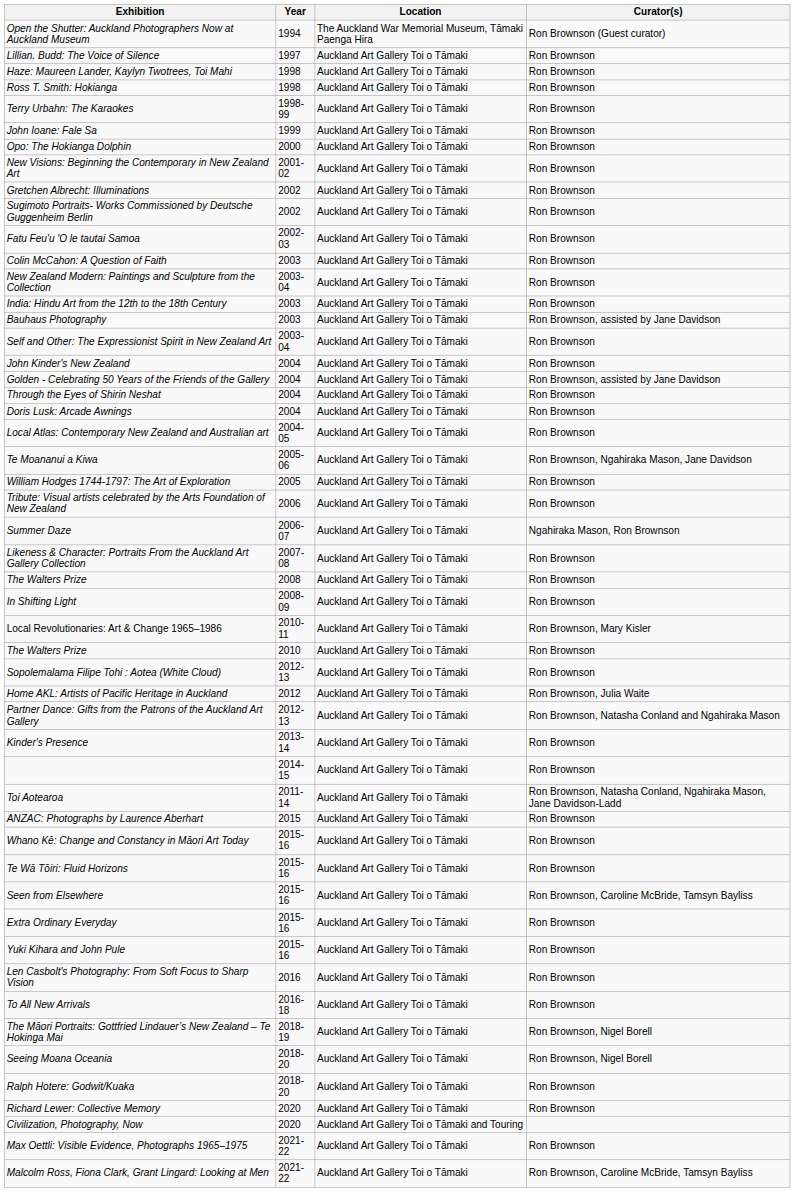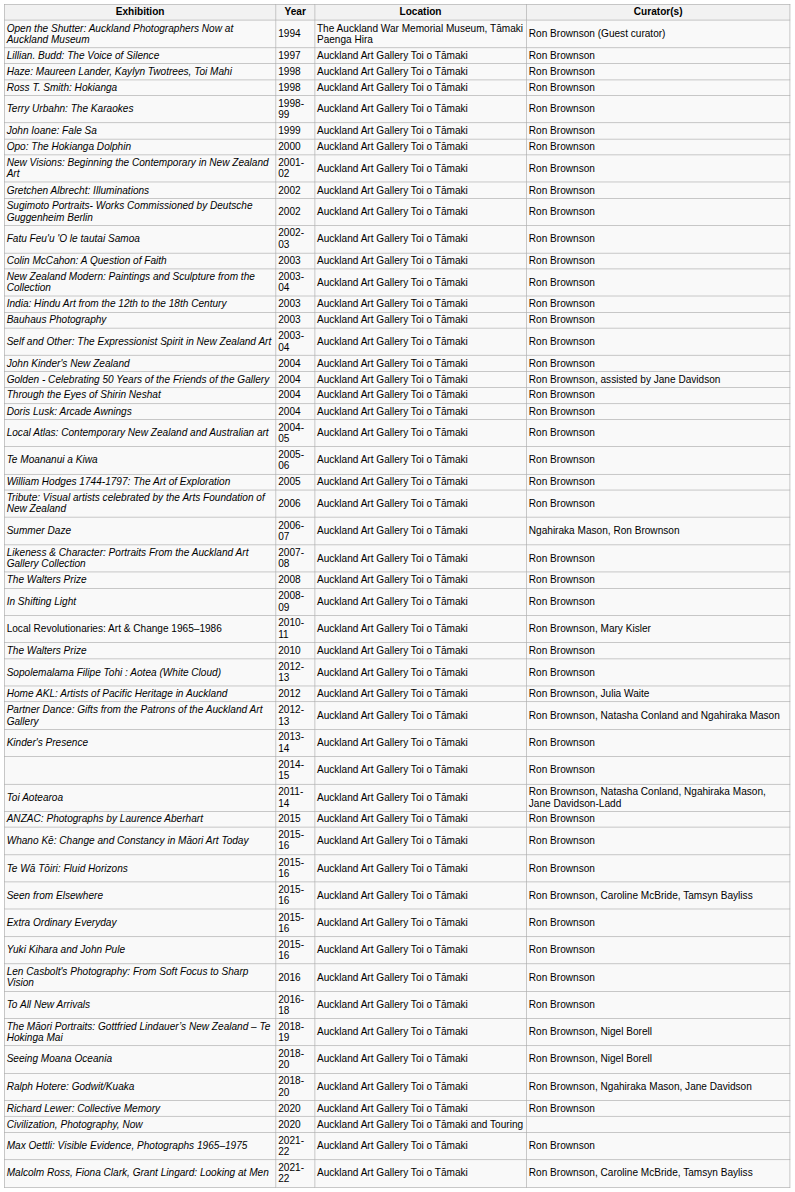(625, 320) Ron Brownson, assisted by Jane Davidson -> (562, 320) Ron Brownson
(640, 460) Ron Brownson, Ngahiraka Mason, Jane Davidson -> (562, 460) Ron Brownson
(562, 1087) Ron Brownson -> (640, 1087) Ron Brownson, Ngahiraka Mason, Jane Davidson
